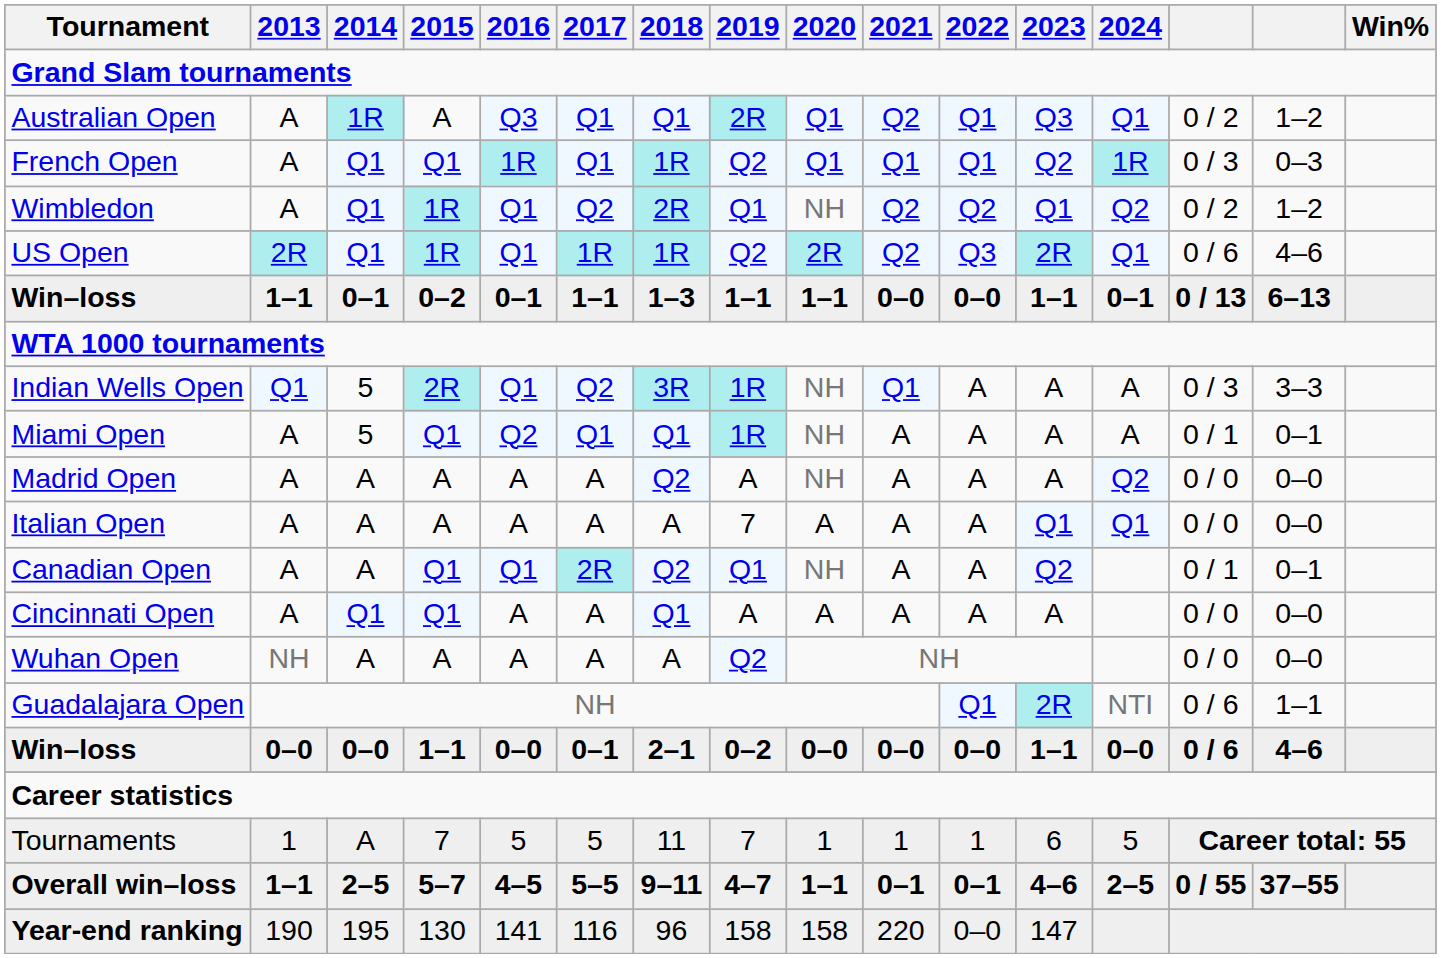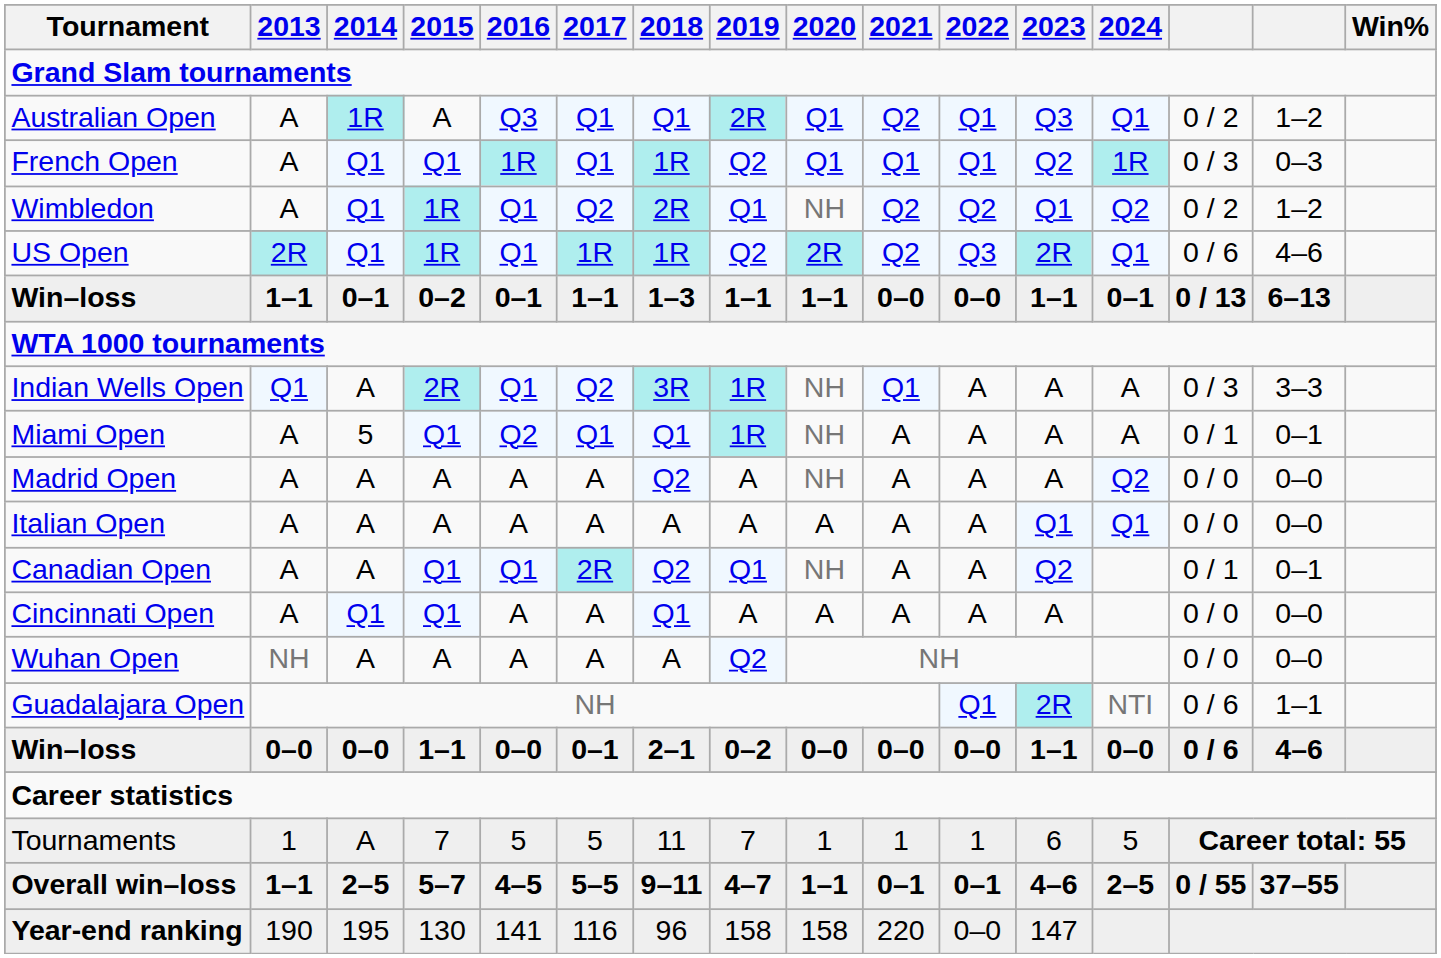(366, 388) 5 -> (365, 388) A
(748, 523) 7 -> (748, 523) A
